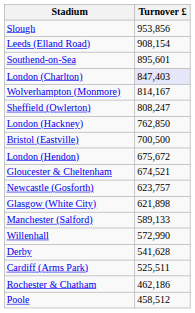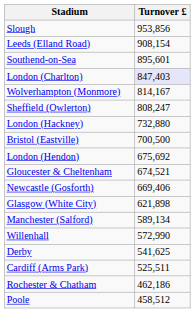(154, 124) 762,850 -> (154, 124) 732,880
(154, 156) 675,672 -> (154, 156) 675,692
(154, 188) 623,757 -> (154, 188) 669,406
(154, 220) 589,133 -> (154, 220) 589,134
(154, 252) 541,628 -> (154, 252) 541,625
